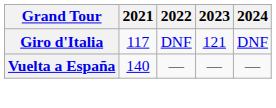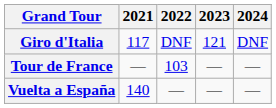+ row: (62, 66)
